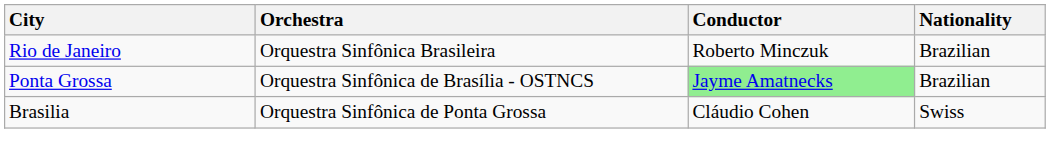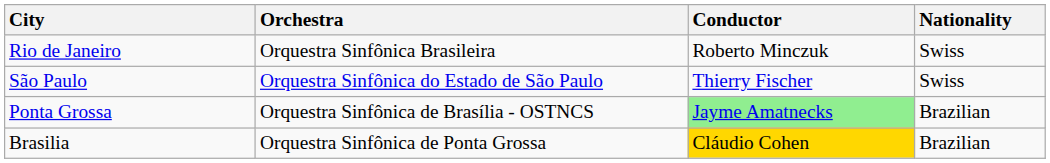(955, 50) Brazilian -> (942, 50) Swiss
+ row: (48, 81)
(751, 111) no background -> (751, 142) gold background
(942, 111) Swiss -> (955, 142) Brazilian
